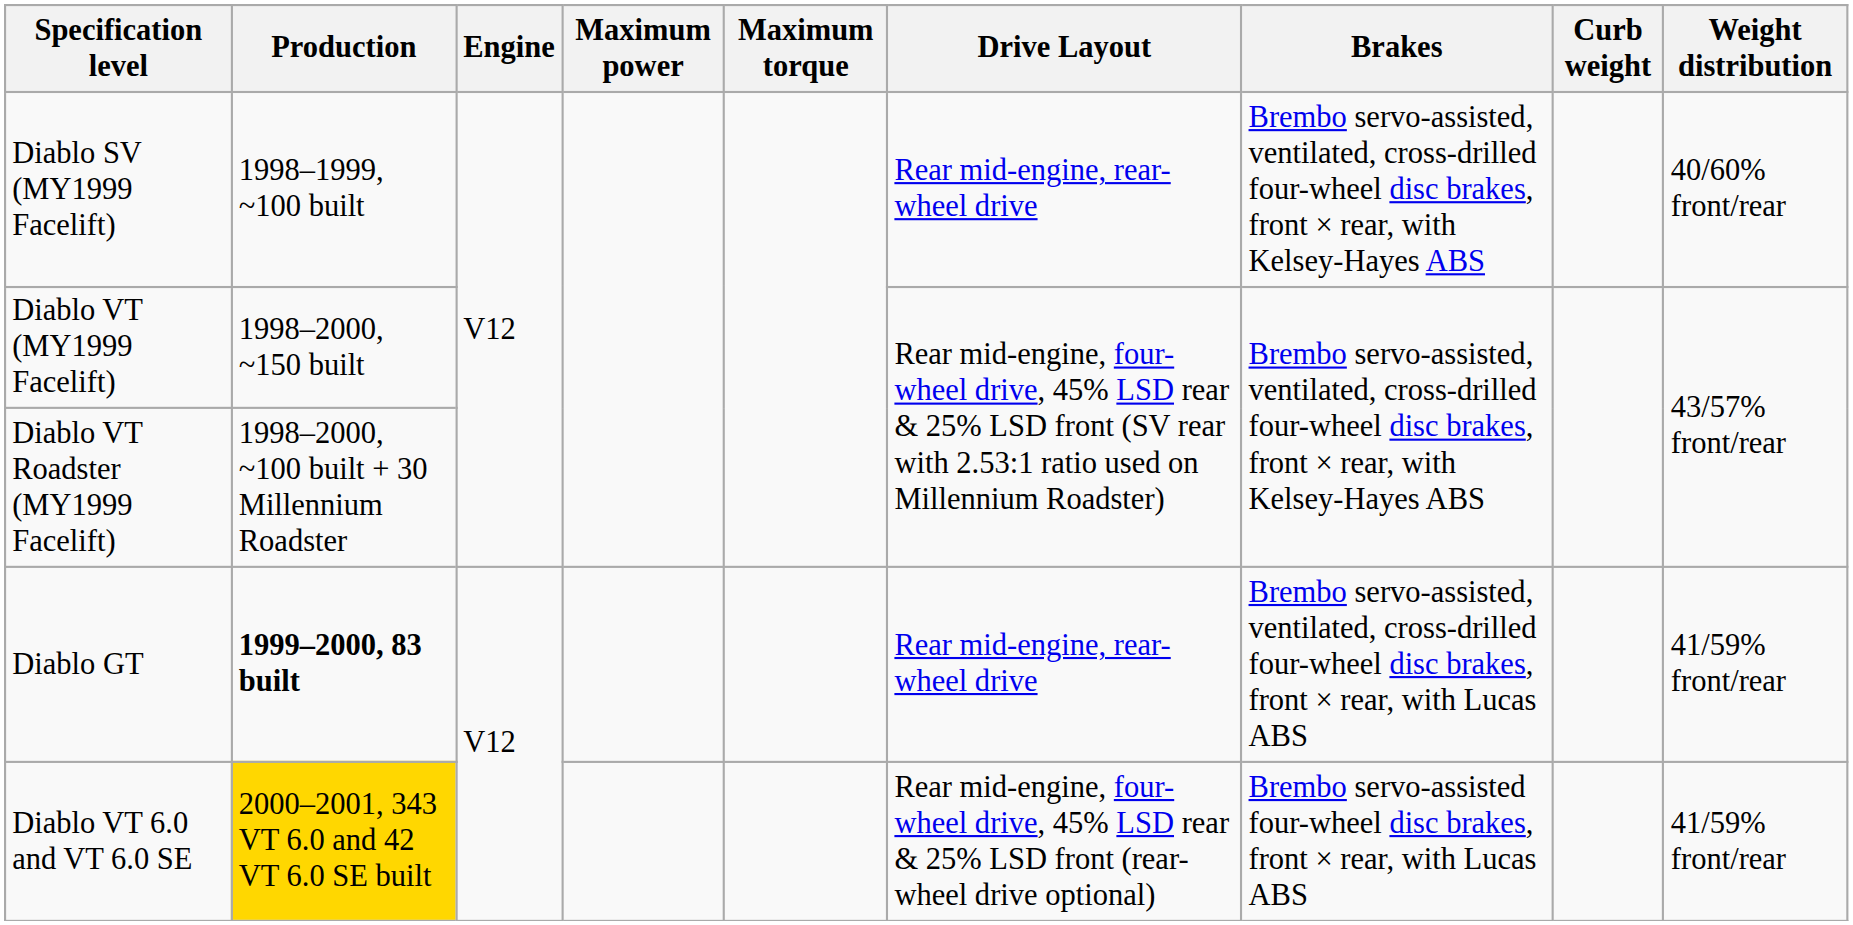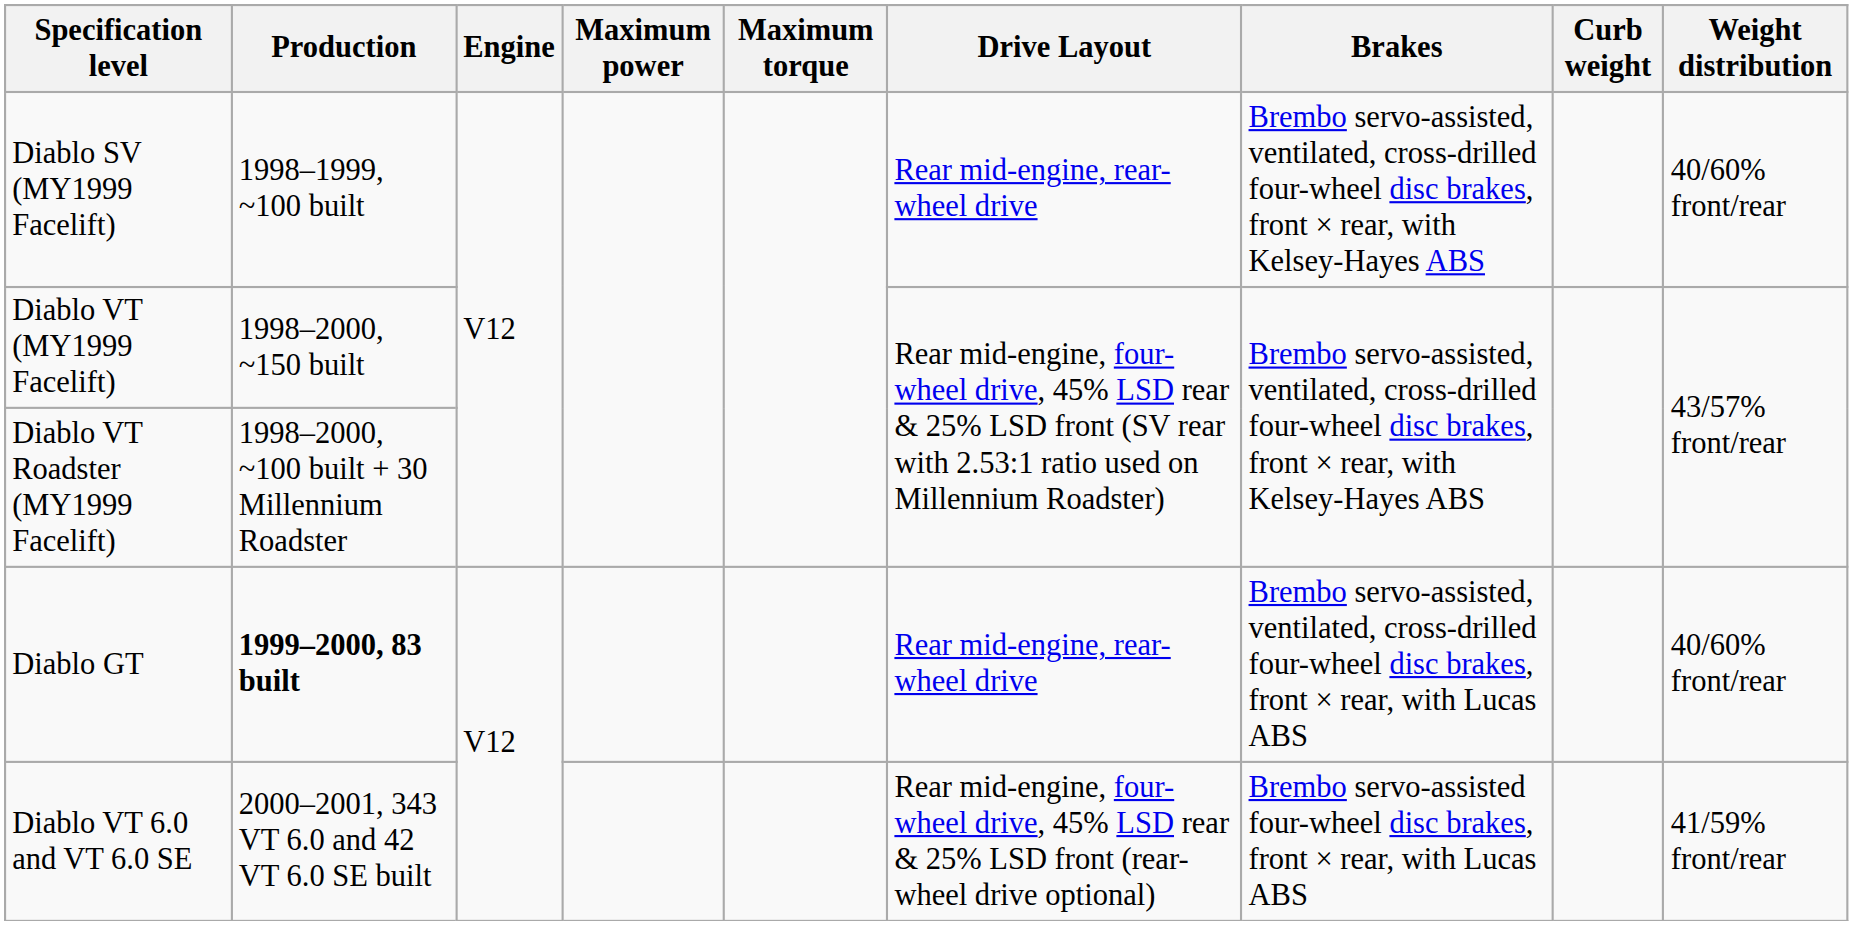(1728, 663) 41/59% front/rear -> (1728, 663) 40/60% front/rear
(338, 840) gold background -> (338, 840) no background
